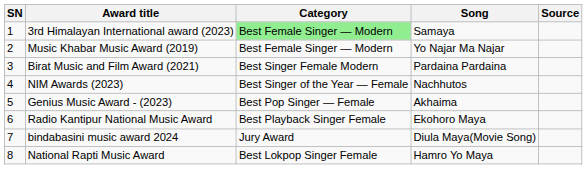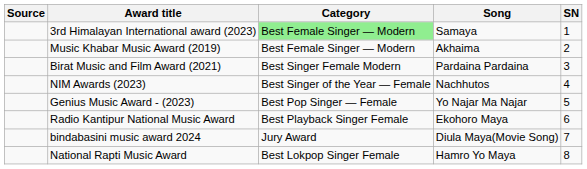columns swapped: (15, 13) <-> (560, 13)
(459, 48) Yo Najar Ma Najar -> (458, 48) Akhaima
(435, 102) Akhaima -> (481, 102) Yo Najar Ma Najar
